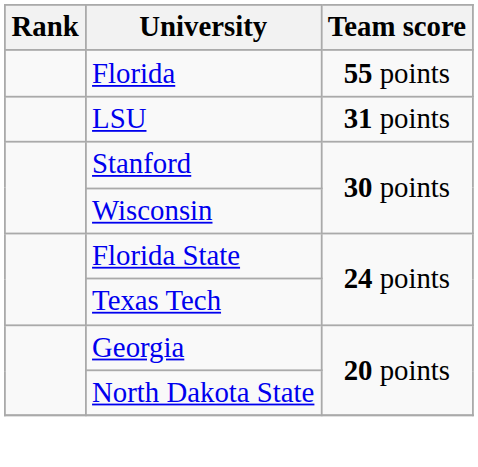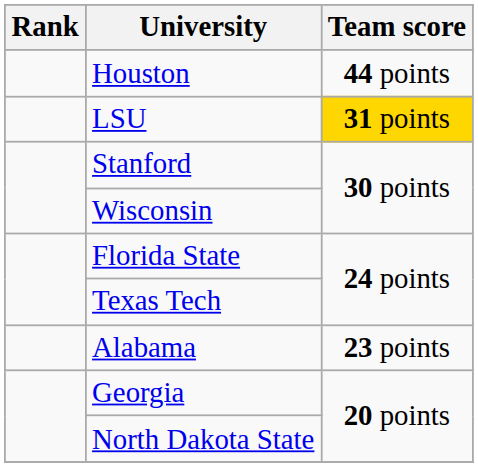- row: (134, 73)
+ row: (141, 73)
(397, 118) no background -> (397, 118) gold background
+ row: (144, 347)
